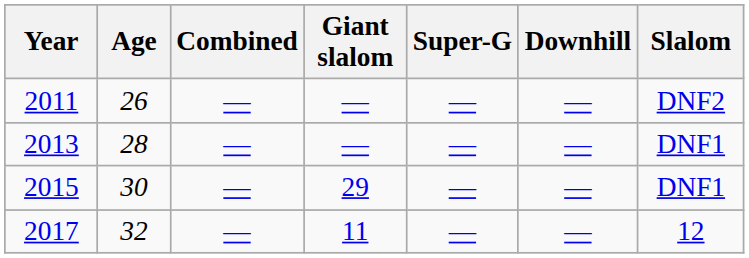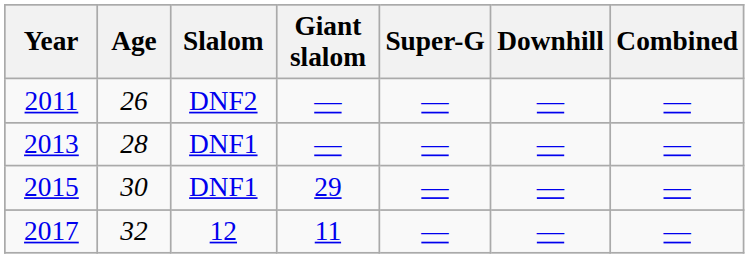columns swapped: (691, 41) <-> (237, 41)
